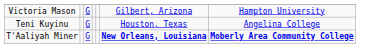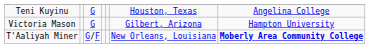rows swapped: (42, 24) <-> (42, 11)
(88, 37) G -> (93, 37) G/F
(154, 37) bold -> (164, 37) normal
